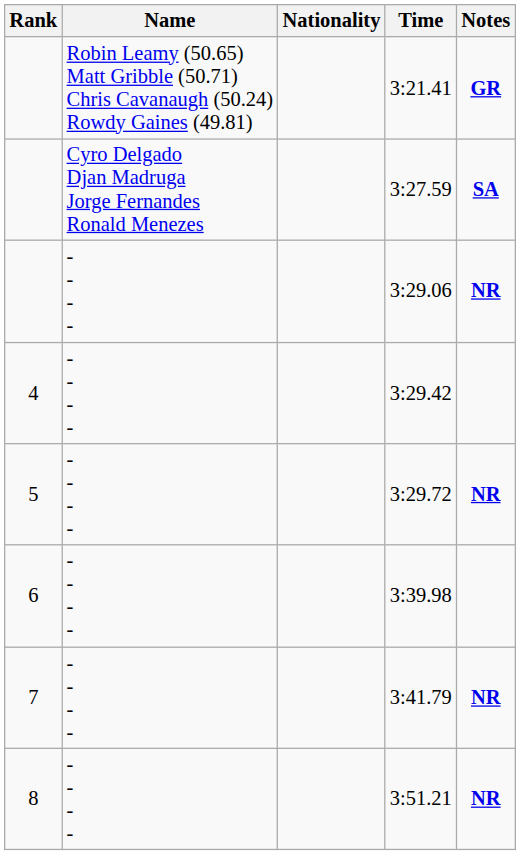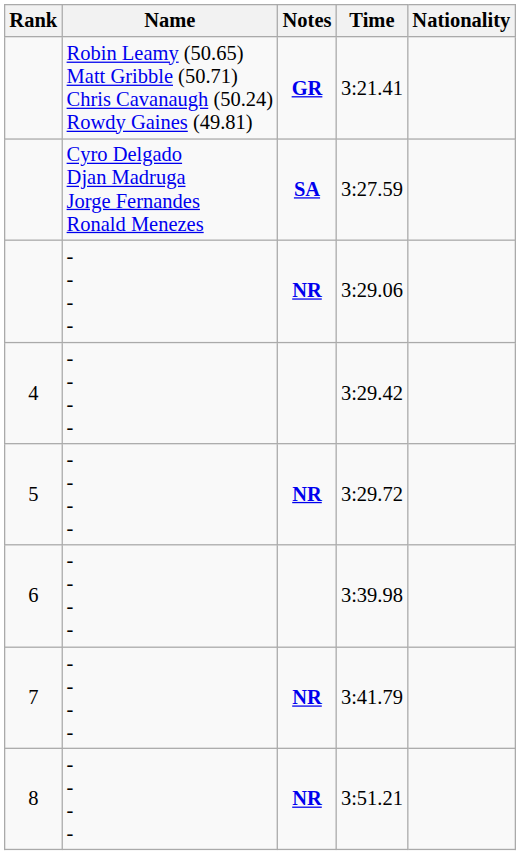columns swapped: (331, 20) <-> (486, 20)
